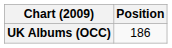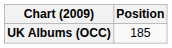(140, 33) 186 -> (140, 33) 185
